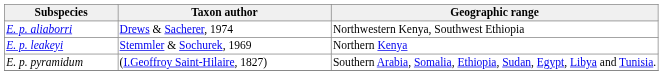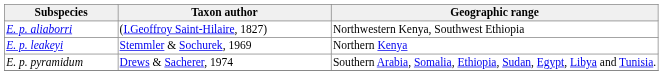(176, 29) Drews & Sacherer, 1974 -> (193, 29) (I.Geoffroy Saint-Hilaire, 1827)
(193, 62) (I.Geoffroy Saint-Hilaire, 1827) -> (176, 62) Drews & Sacherer, 1974
